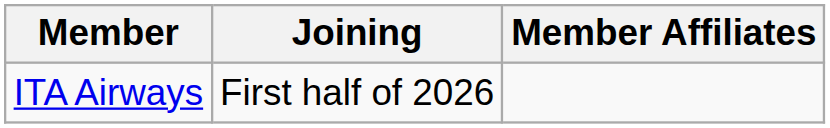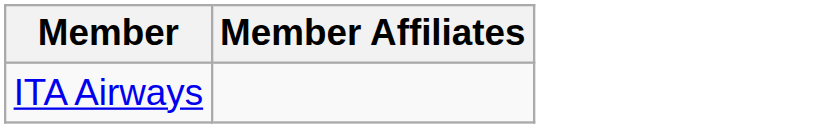- column: (357, 33)
